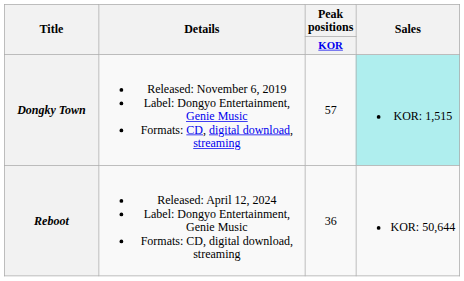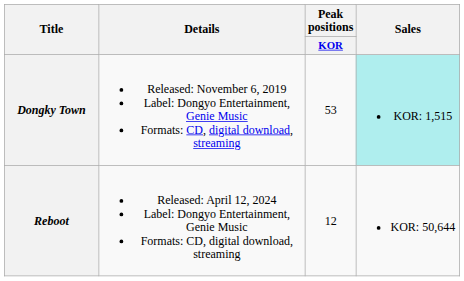(331, 110) 57 -> (331, 110) 53
(331, 220) 36 -> (331, 220) 12
